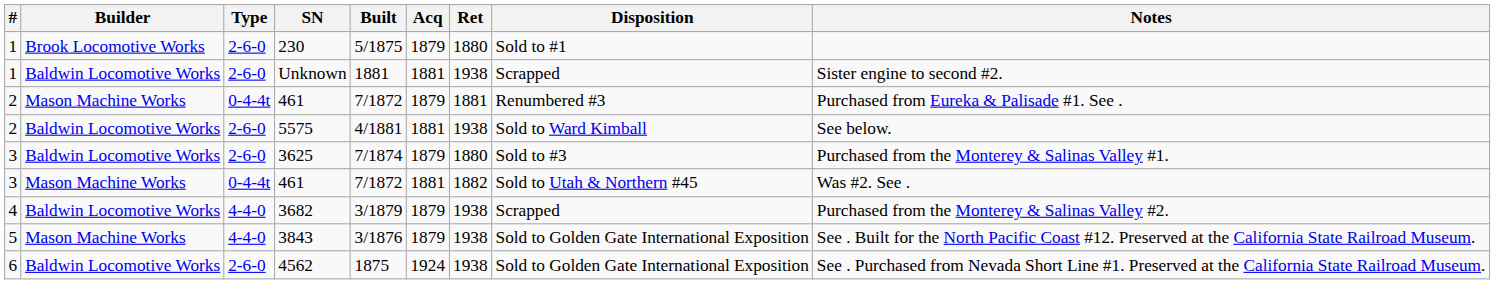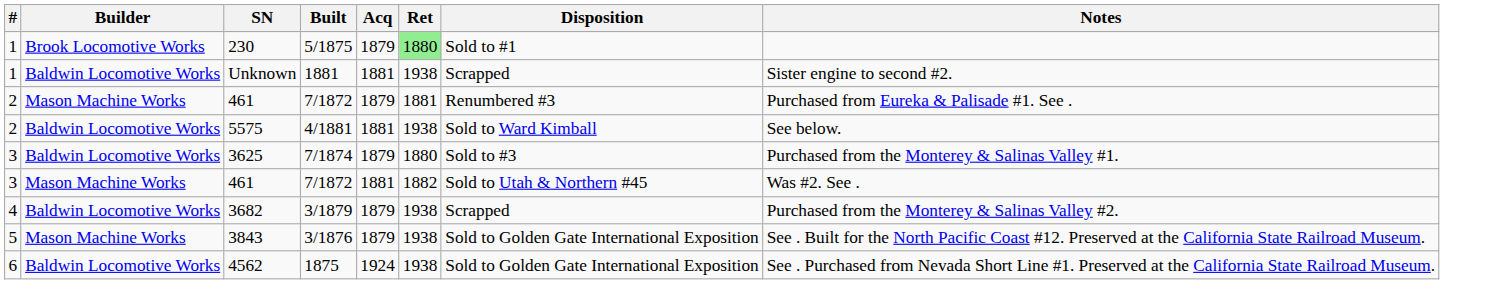- column: (249, 18)
(470, 45) no background -> (420, 45) lightgreen background
